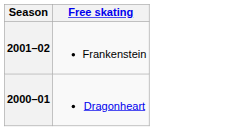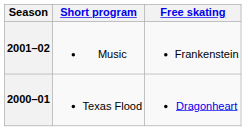+ column: (99, 13)
